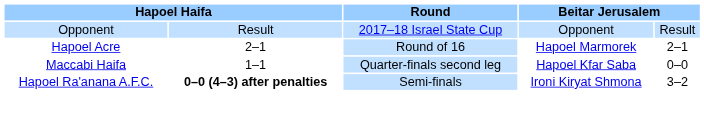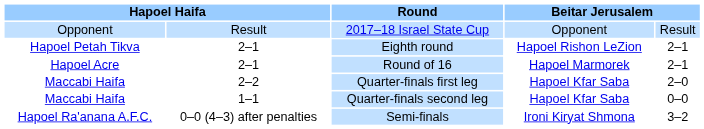+ row: (417, 47)
+ row: (417, 82)
(256, 82) bold -> (249, 116) normal
